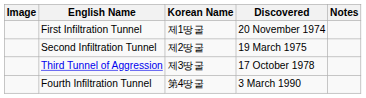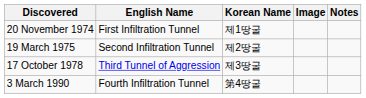columns swapped: (21, 12) <-> (282, 12)
